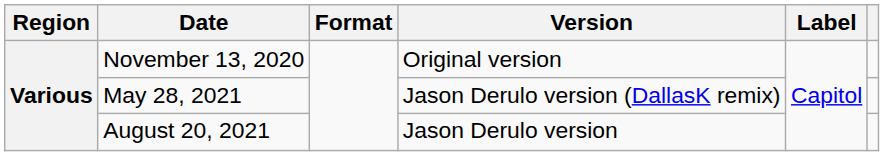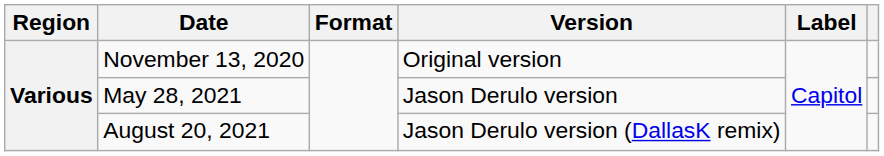(592, 95) Jason Derulo version (DallasK remix) -> (510, 95) Jason Derulo version
(510, 131) Jason Derulo version -> (592, 131) Jason Derulo version (DallasK remix)
